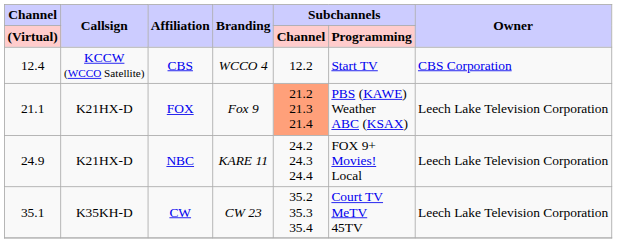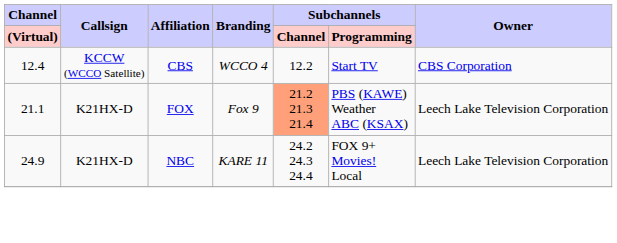- row: (180, 212)
